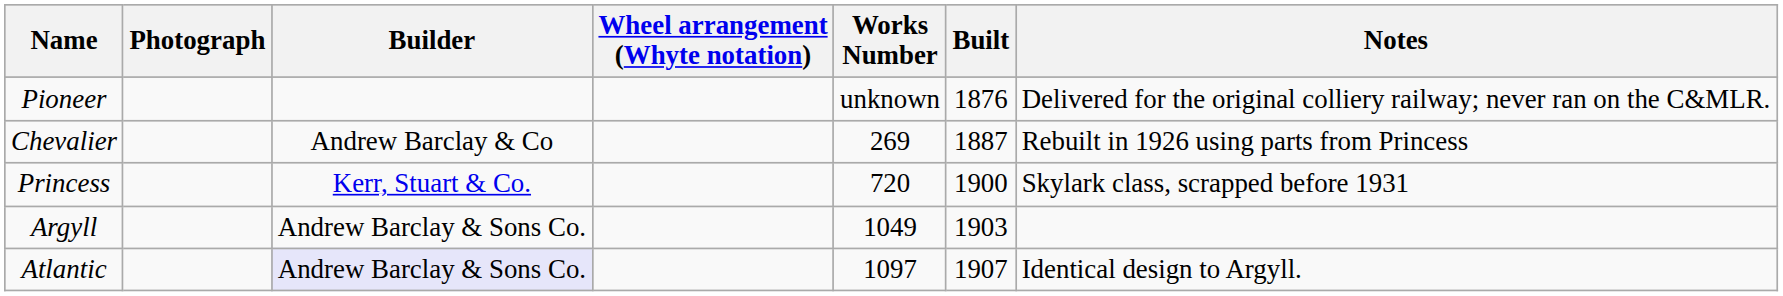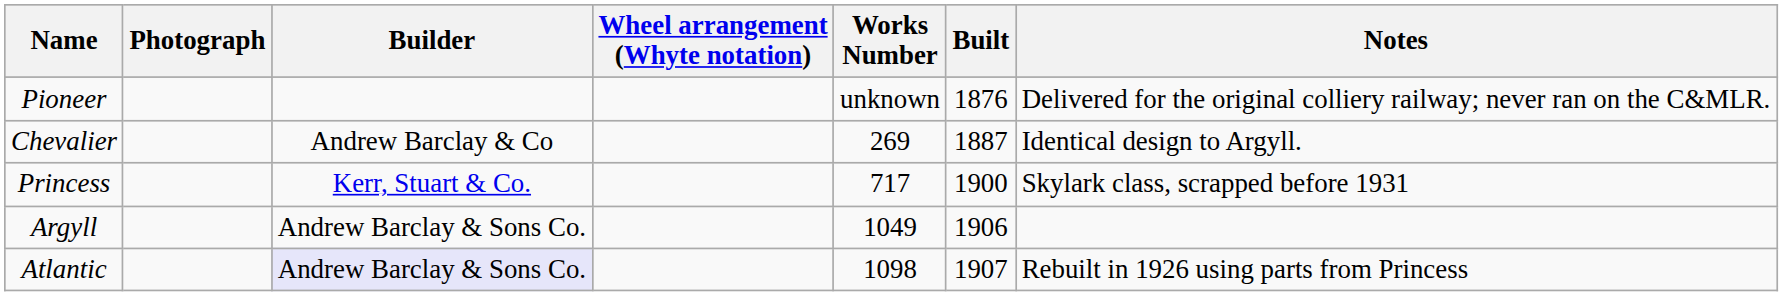(1245, 141) Rebuilt in 1926 using parts from Princess -> (1162, 141) Identical design to Argyll.
(890, 183) 720 -> (890, 183) 717
(981, 226) 1903 -> (981, 226) 1906
(890, 269) 1097 -> (890, 269) 1098
(1162, 269) Identical design to Argyll. -> (1245, 269) Rebuilt in 1926 using parts from Princess
